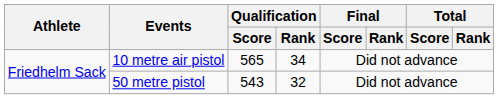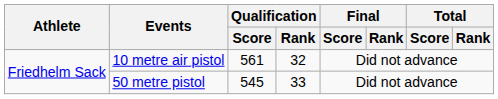(252, 61) 565 -> (252, 61) 561
(298, 61) 34 -> (298, 61) 32
(252, 83) 543 -> (252, 83) 545
(298, 83) 32 -> (298, 83) 33
